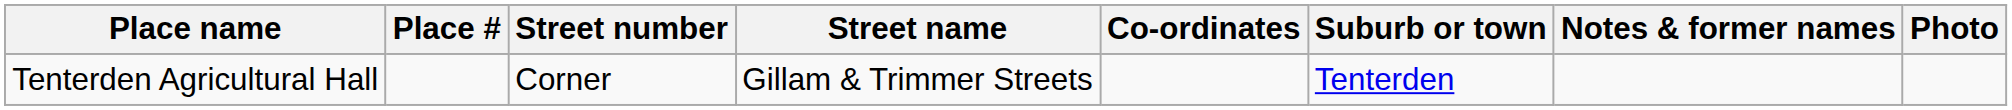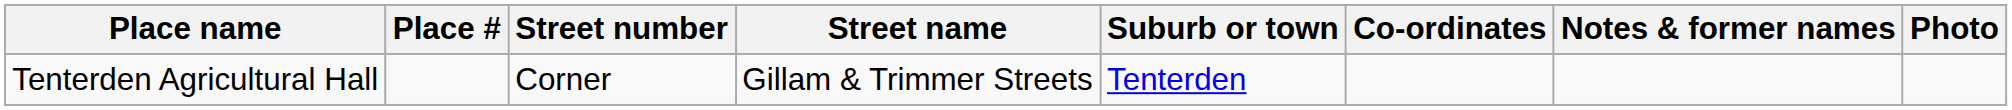columns swapped: (1431, 29) <-> (1204, 29)
